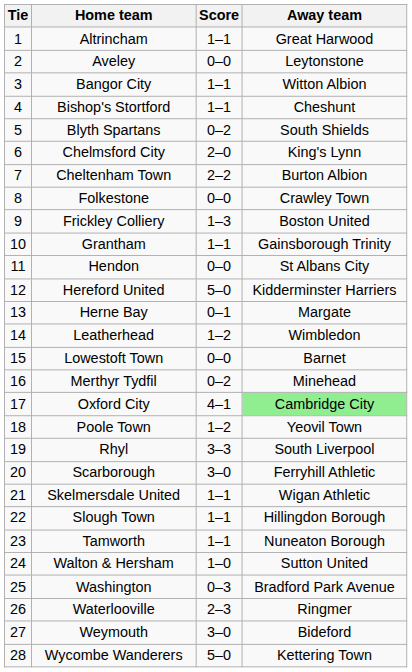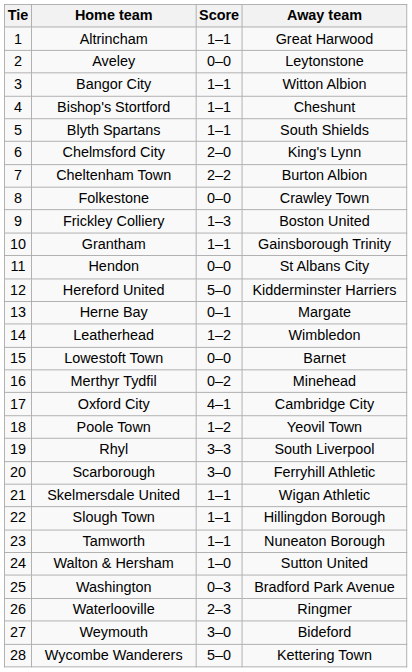(219, 130) 0–2 -> (219, 130) 1–1
(324, 404) lightgreen background -> (324, 404) no background
